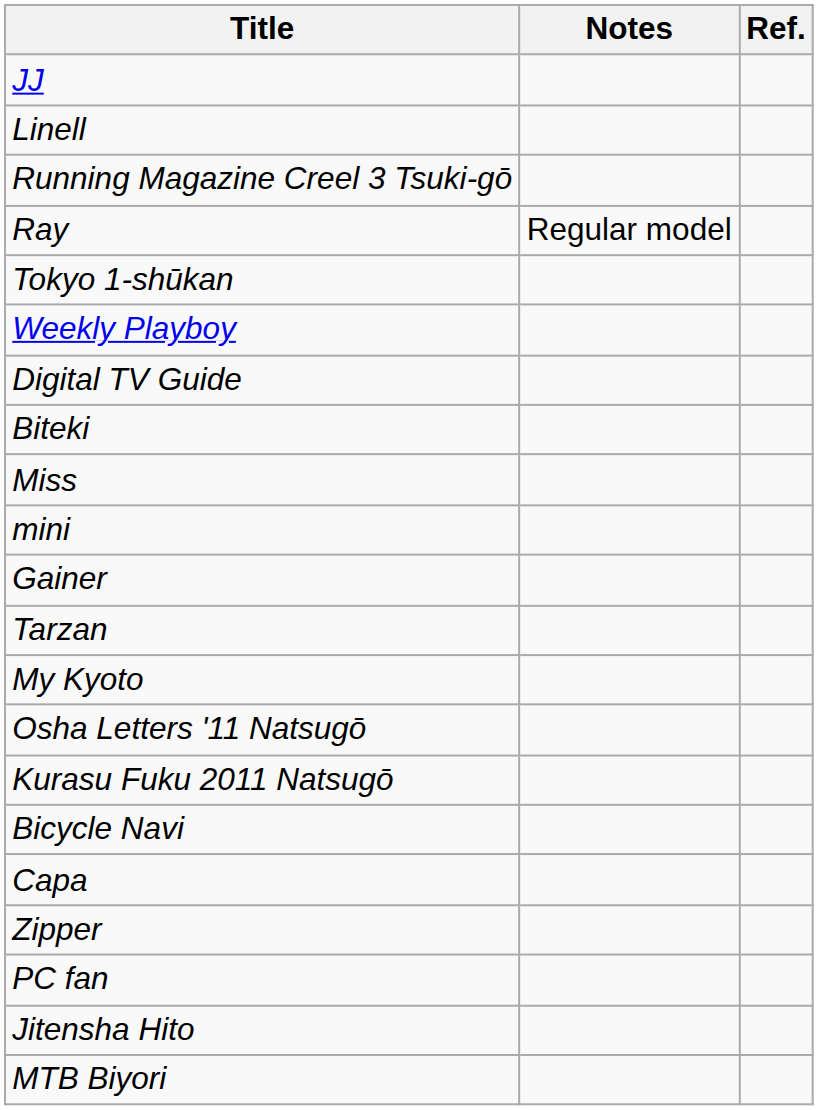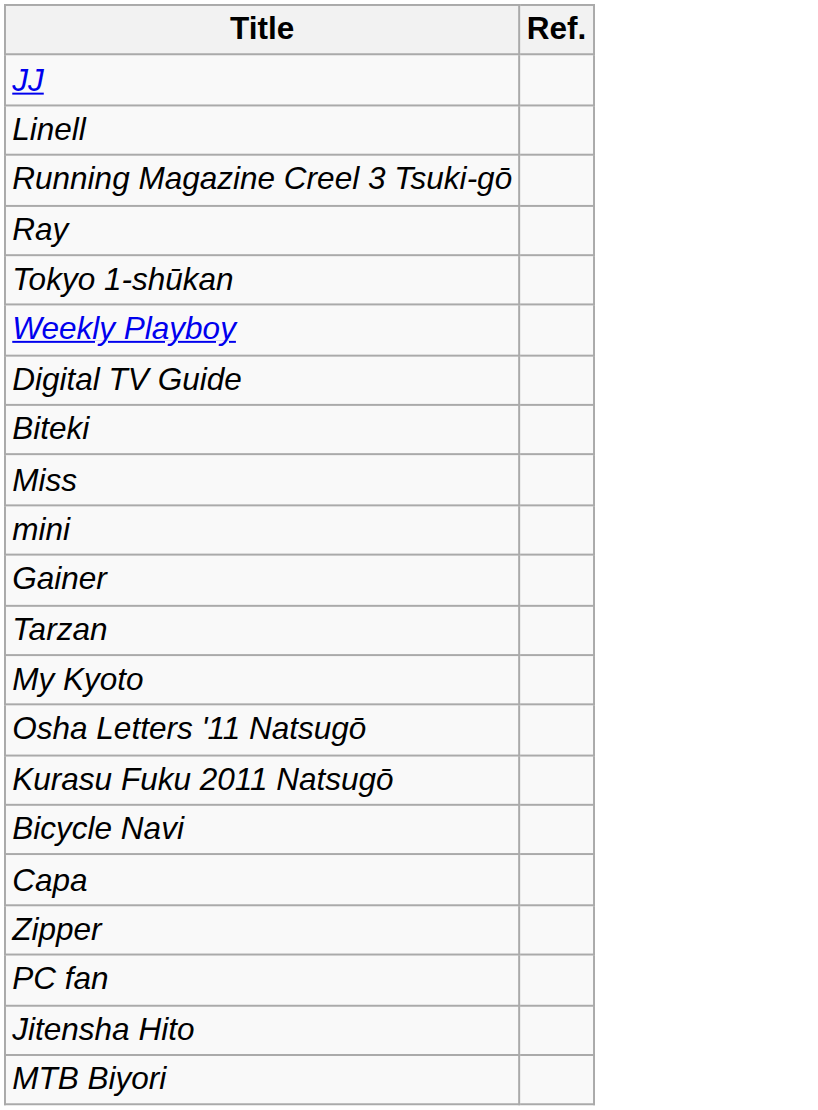- column: (629, 29)
